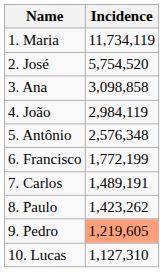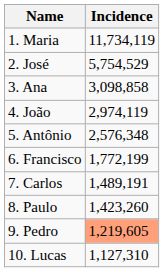(118, 64) 5,754,520 -> (118, 64) 5,754,529
(118, 111) 2,984,119 -> (118, 111) 2,974,119
(118, 207) 1,423,262 -> (118, 207) 1,423,260
